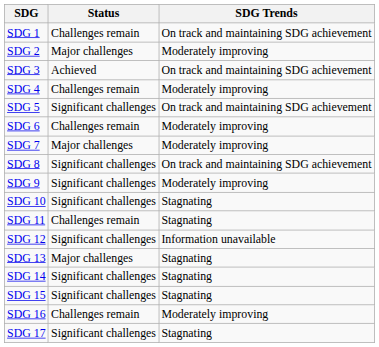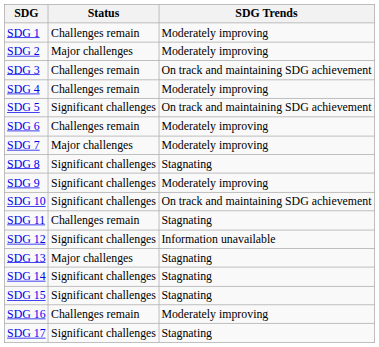(266, 32) On track and maintaining SDG achievement -> (215, 32) Moderately improving
(74, 70) Achieved -> (95, 70) Challenges remain
(266, 164) On track and maintaining SDG achievement -> (187, 164) Stagnating
(187, 201) Stagnating -> (266, 201) On track and maintaining SDG achievement
